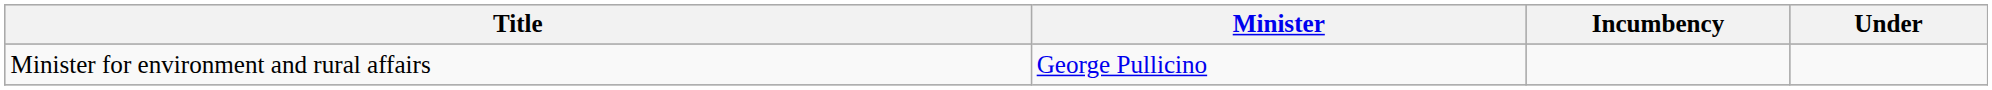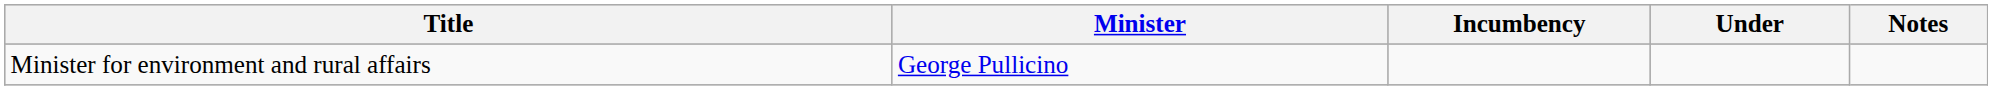+ column: (1918, 24)
